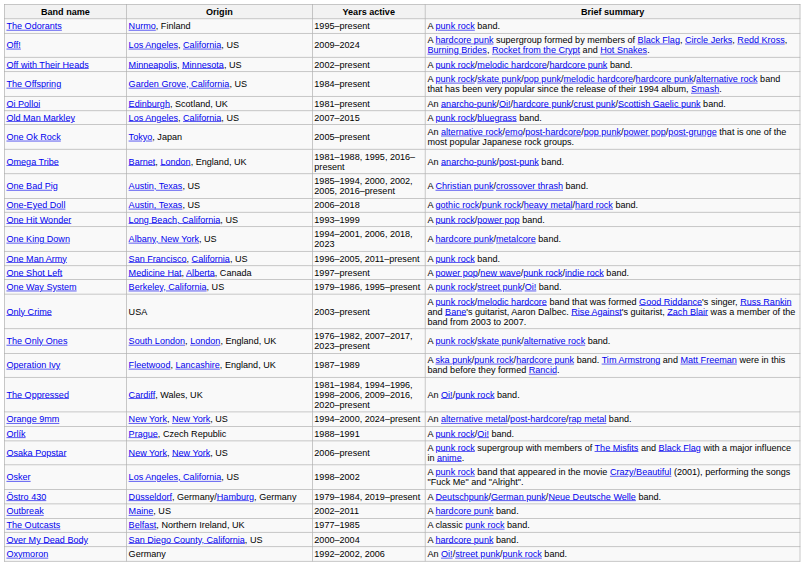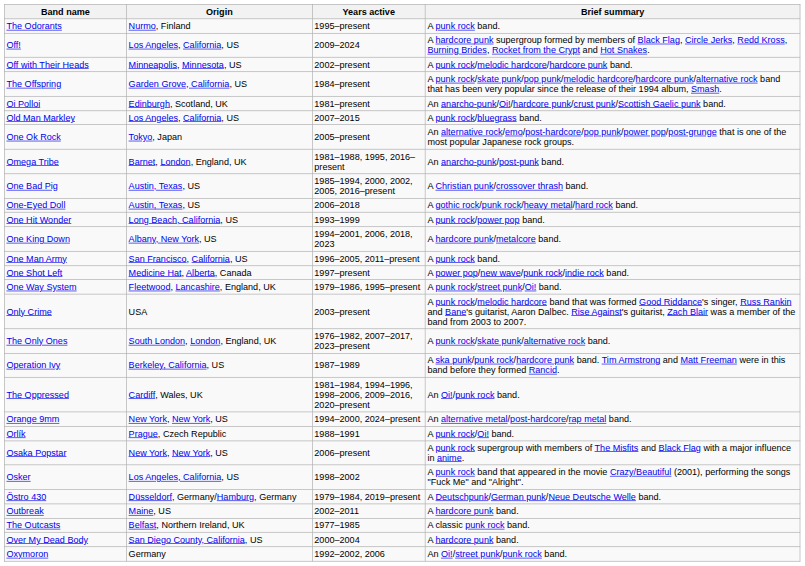(176, 287) Berkeley, California, US -> (202, 287) Fleetwood, Lancashire, England, UK
(202, 366) Fleetwood, Lancashire, England, UK -> (176, 366) Berkeley, California, US
